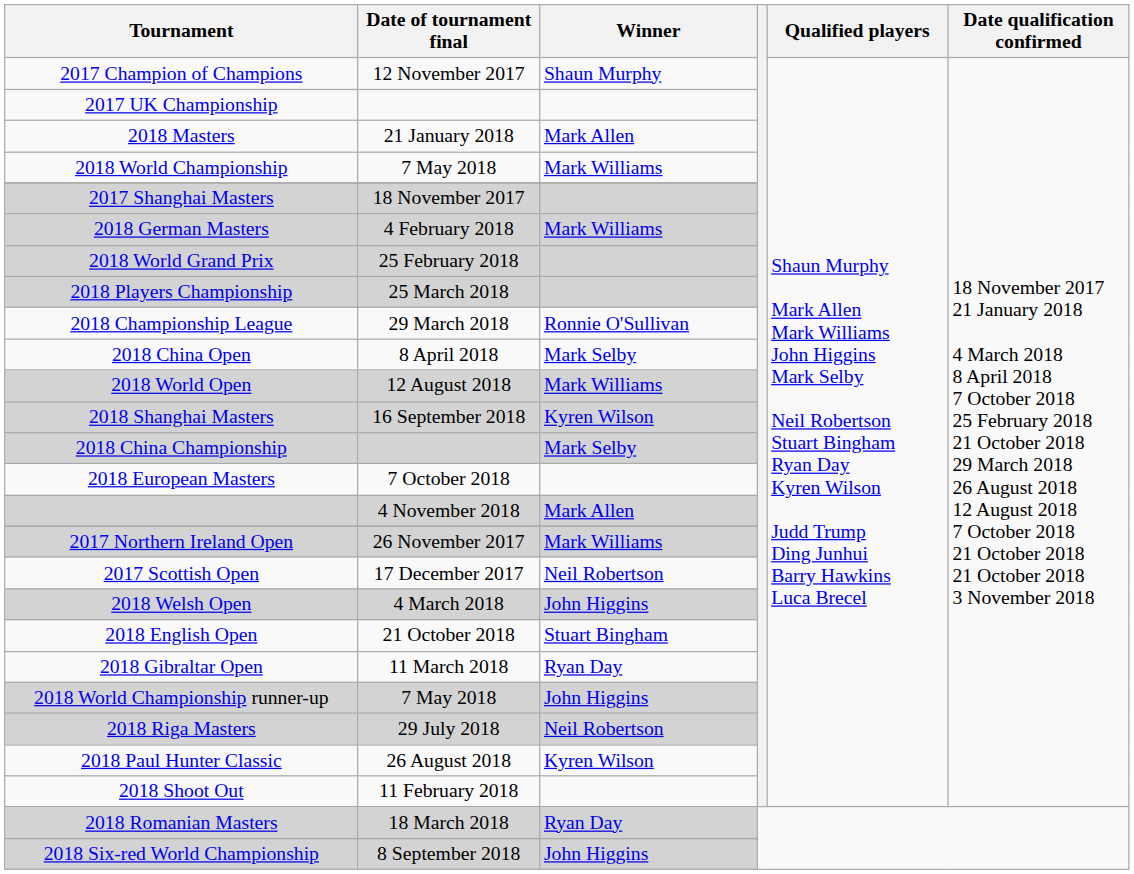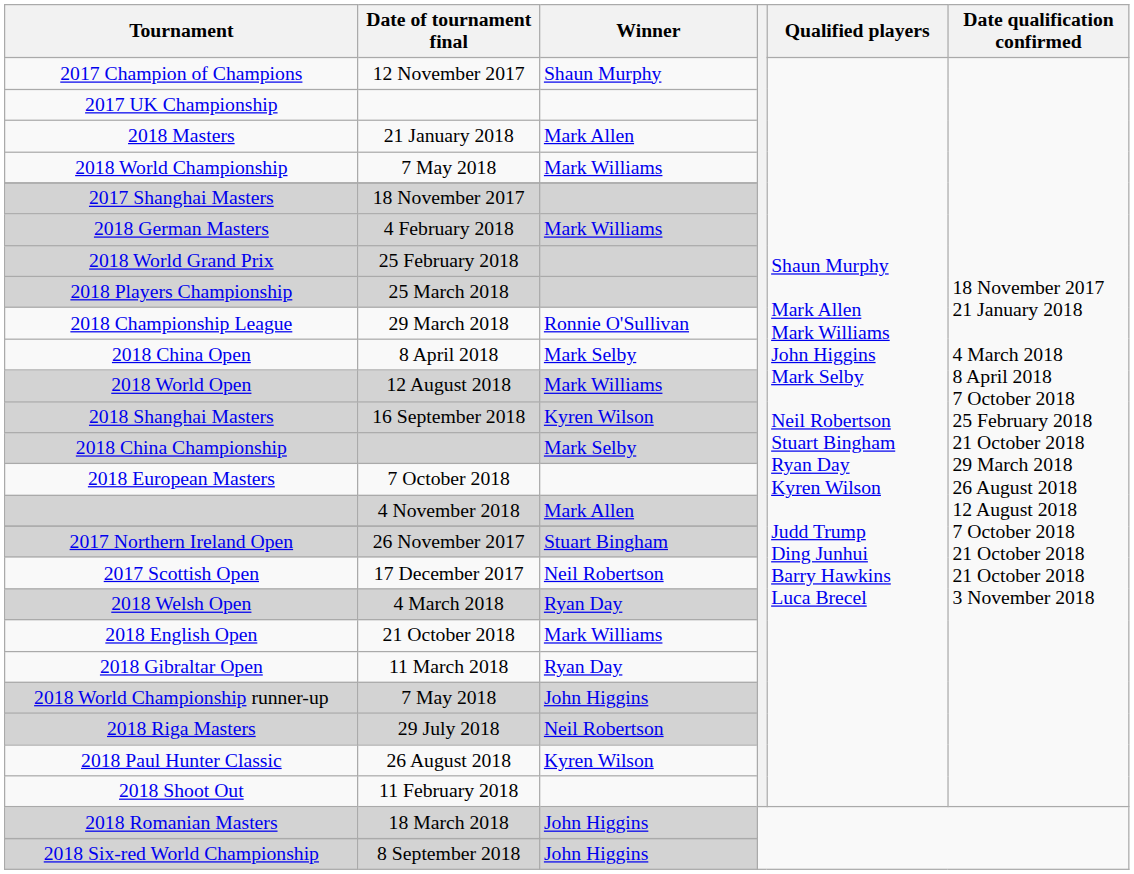(603, 541) Mark Williams -> (606, 541) Stuart Bingham
(596, 604) John Higgins -> (583, 604) Ryan Day
(606, 635) Stuart Bingham -> (603, 635) Mark Williams
(583, 822) Ryan Day -> (596, 822) John Higgins
